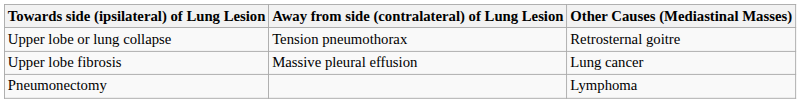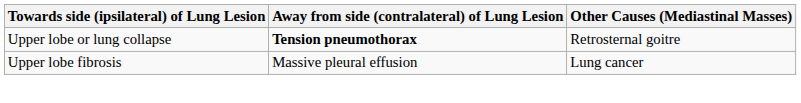(340, 39) normal -> (344, 39) bold
- row: (57, 86)
